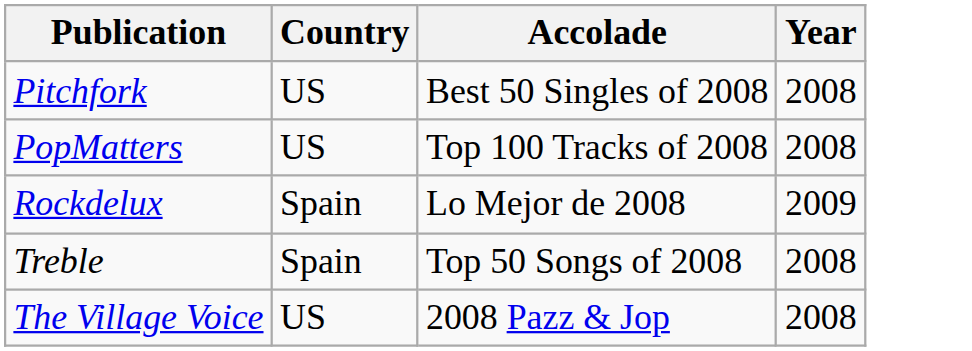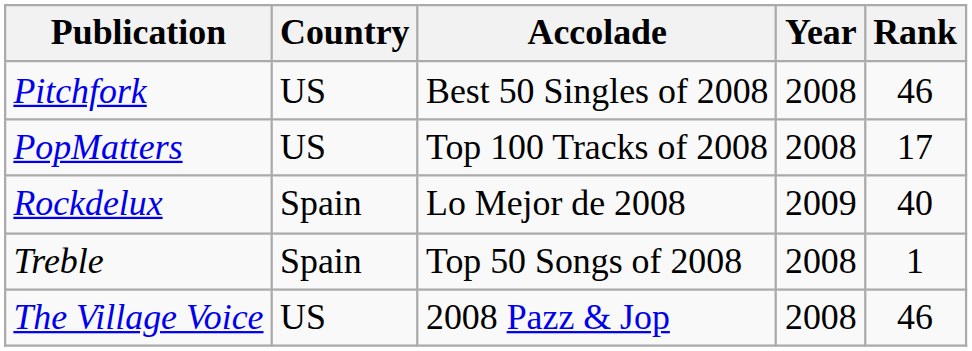+ column: (915, 32)
